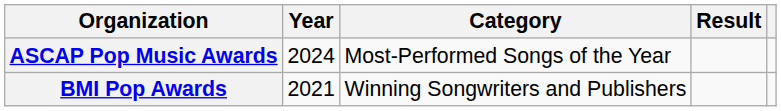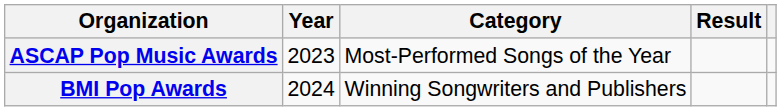(311, 55) 2024 -> (311, 55) 2023
(311, 88) 2021 -> (311, 88) 2024
